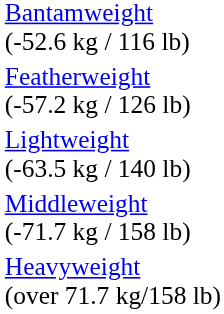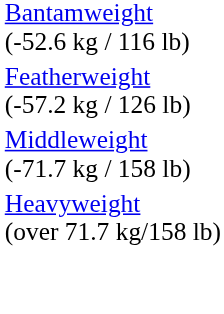- row: (98, 154)
